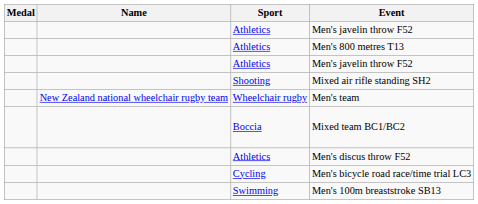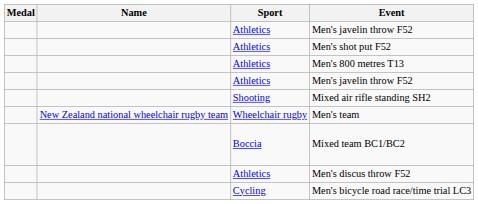+ row: (252, 47)
- row: (256, 191)
